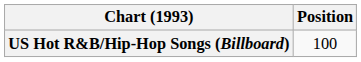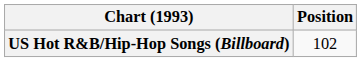(325, 43) 100 -> (325, 43) 102
